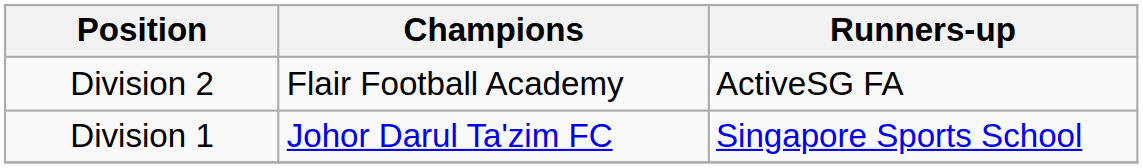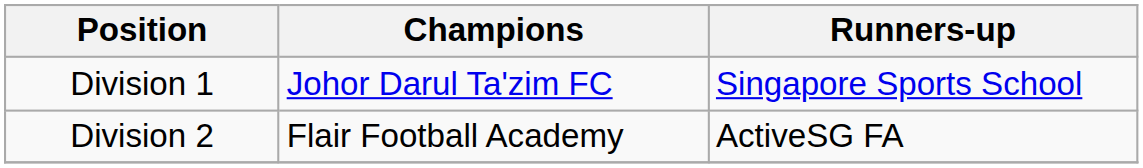rows swapped: (142, 135) <-> (142, 83)
